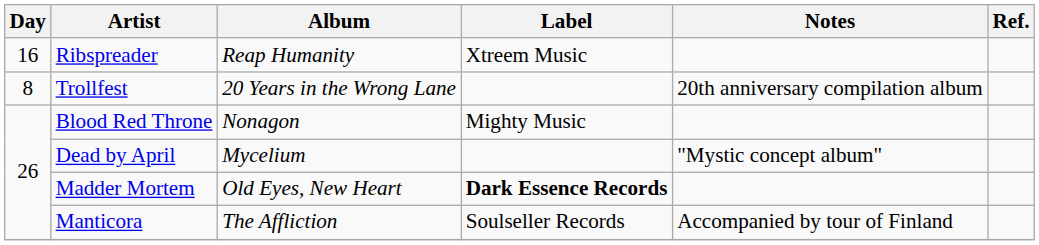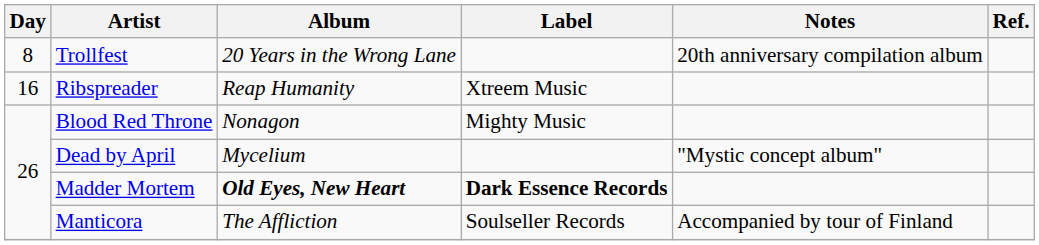rows swapped: (92, 88) <-> (107, 54)
(312, 188) normal -> (314, 188) bold
